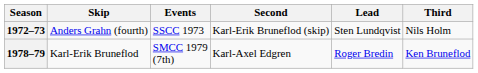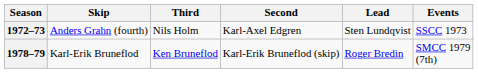columns swapped: (438, 13) <-> (180, 13)
(271, 30) Karl-Erik Bruneflod (skip) -> (262, 30) Karl-Axel Edgren
(252, 53) Karl-Axel Edgren -> (281, 53) Karl-Erik Bruneflod (skip)
